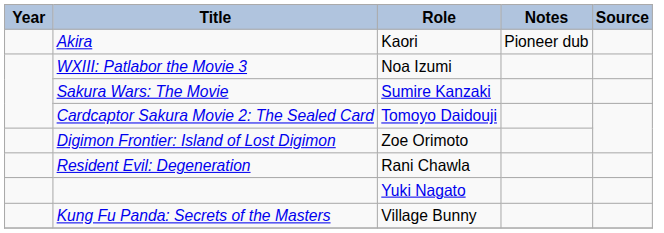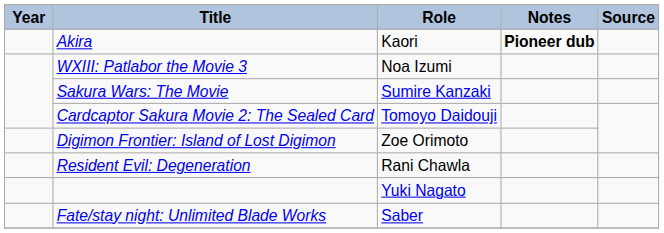(546, 42) normal -> (549, 42) bold
- row: (194, 215)
+ row: (191, 215)
